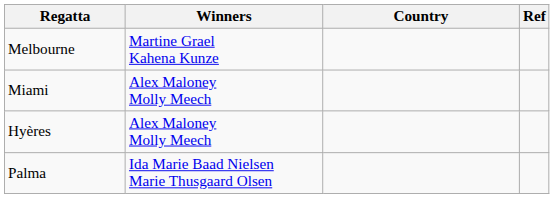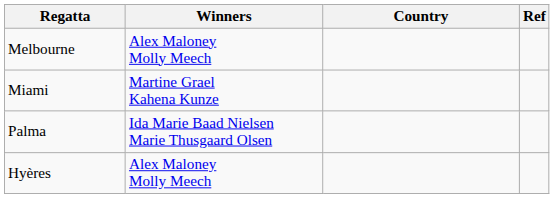(174, 49) Martine Grael Kahena Kunze -> (173, 49) Alex Maloney Molly Meech
(173, 90) Alex Maloney Molly Meech -> (174, 90) Martine Grael Kahena Kunze
rows swapped: (27, 172) <-> (30, 131)
